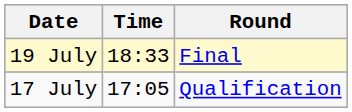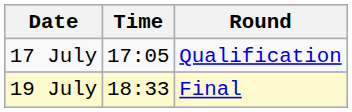rows swapped: (53, 90) <-> (53, 56)
